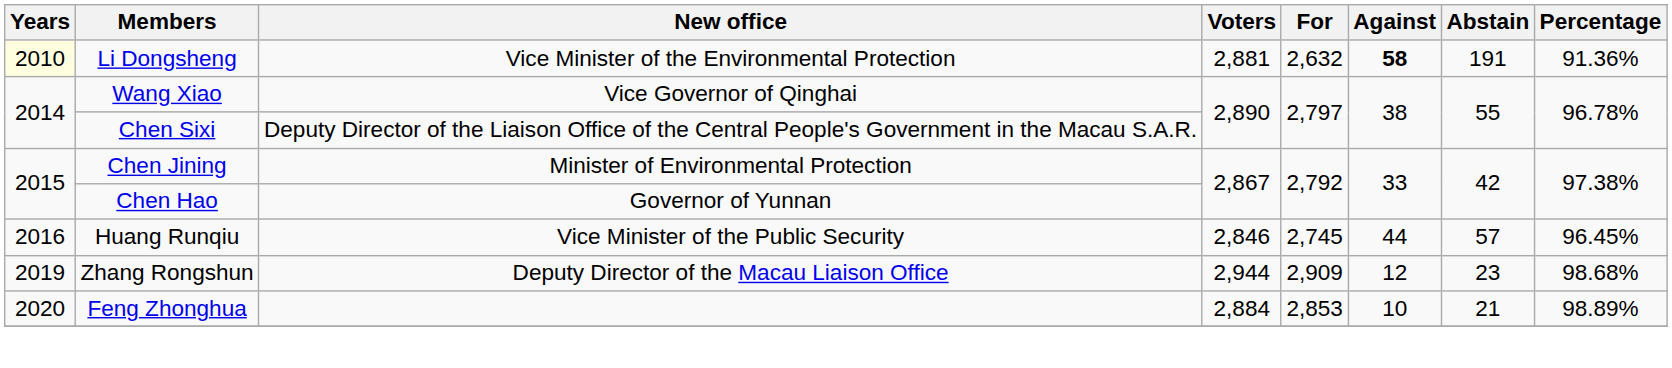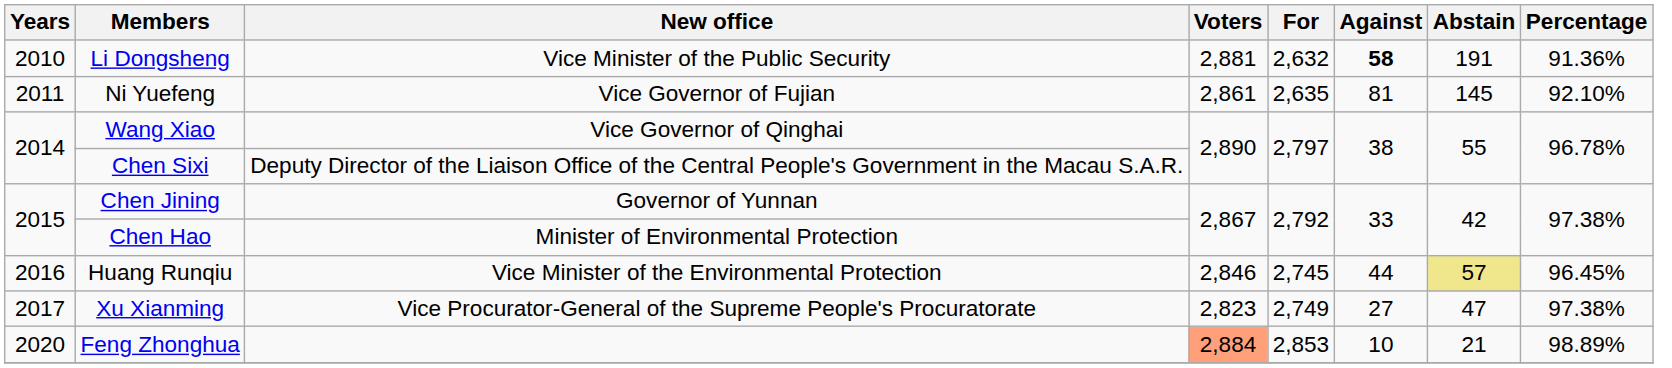(40, 58) lightyellow background -> (40, 58) no background
(731, 58) Vice Minister of the Environmental Protection -> (717, 58) Vice Minister of the Public Security
+ row: (160, 93)
(731, 165) Minister of Environmental Protection -> (717, 201) Governor of Yunnan
(731, 201) Governor of Yunnan -> (717, 237) Minister of Environmental Protection
(731, 237) Vice Minister of the Public Security -> (717, 272) Vice Minister of the Environmental Protection
(1488, 237) no background -> (1474, 272) khaki background
+ row: (160, 308)
- row: (167, 272)
(1242, 308) no background -> (1228, 344) lightsalmon background
